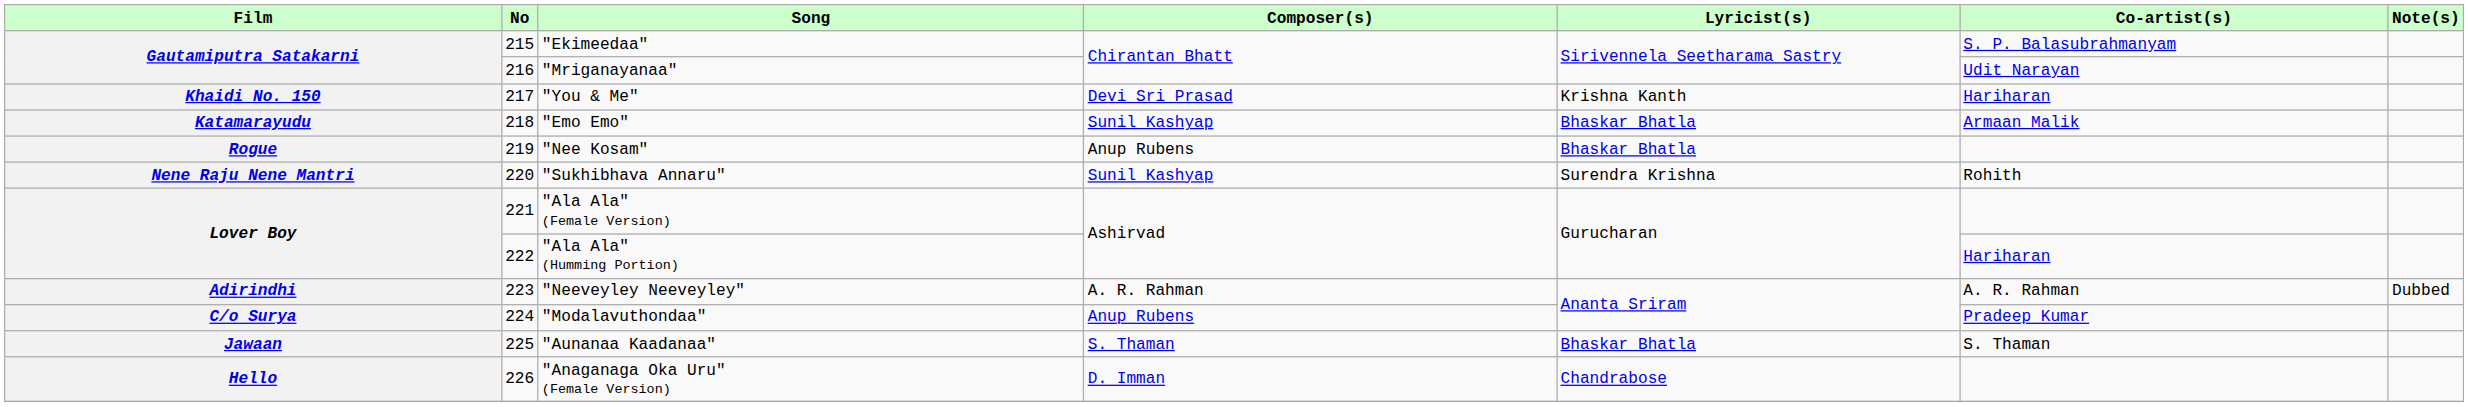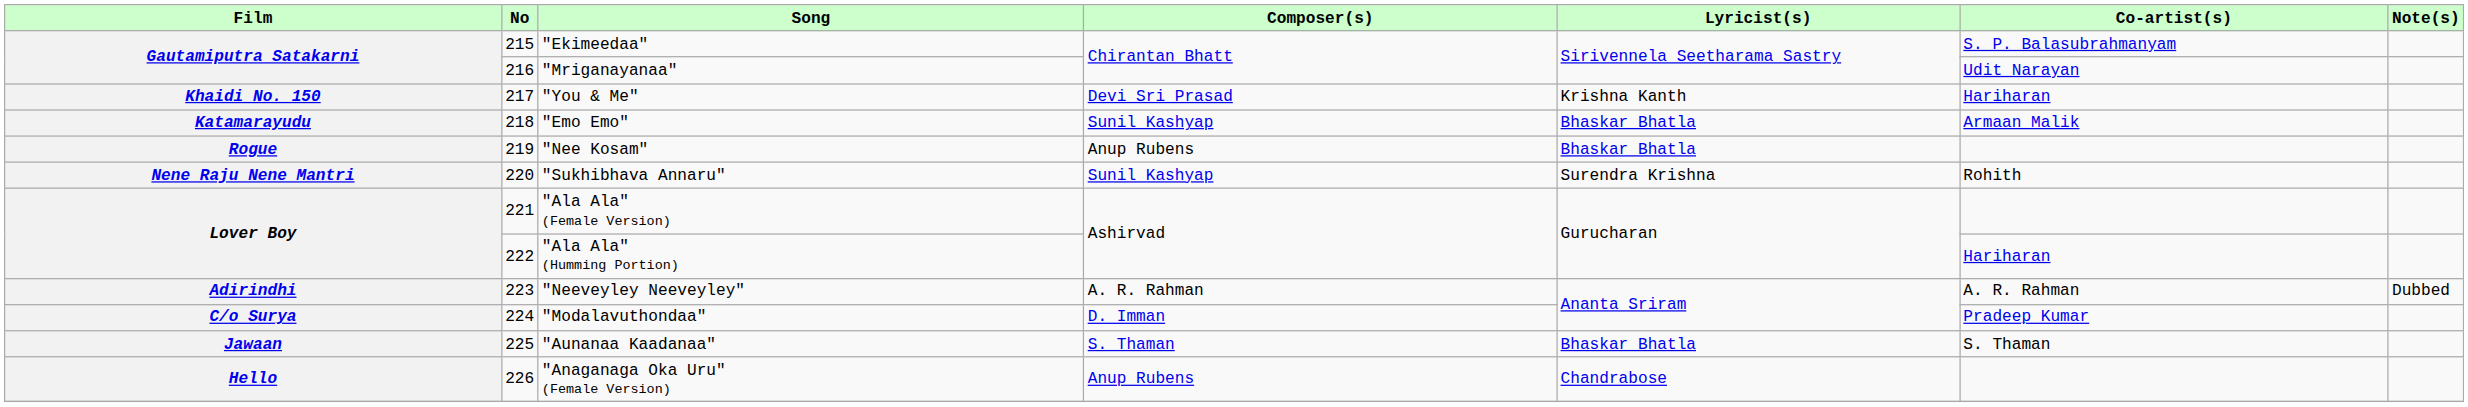(1141, 318) Anup Rubens -> (1126, 318) D. Imman
(1126, 380) D. Imman -> (1141, 380) Anup Rubens
